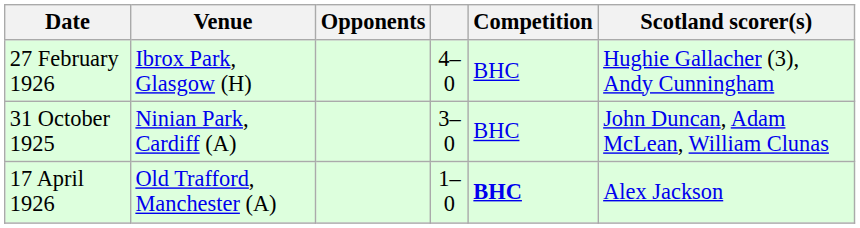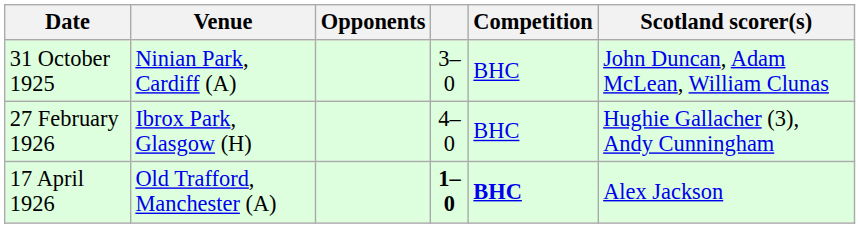rows swapped: (60, 131) <-> (64, 70)
(449, 191) normal -> (449, 191) bold
